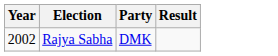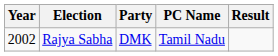+ column: (192, 16)
